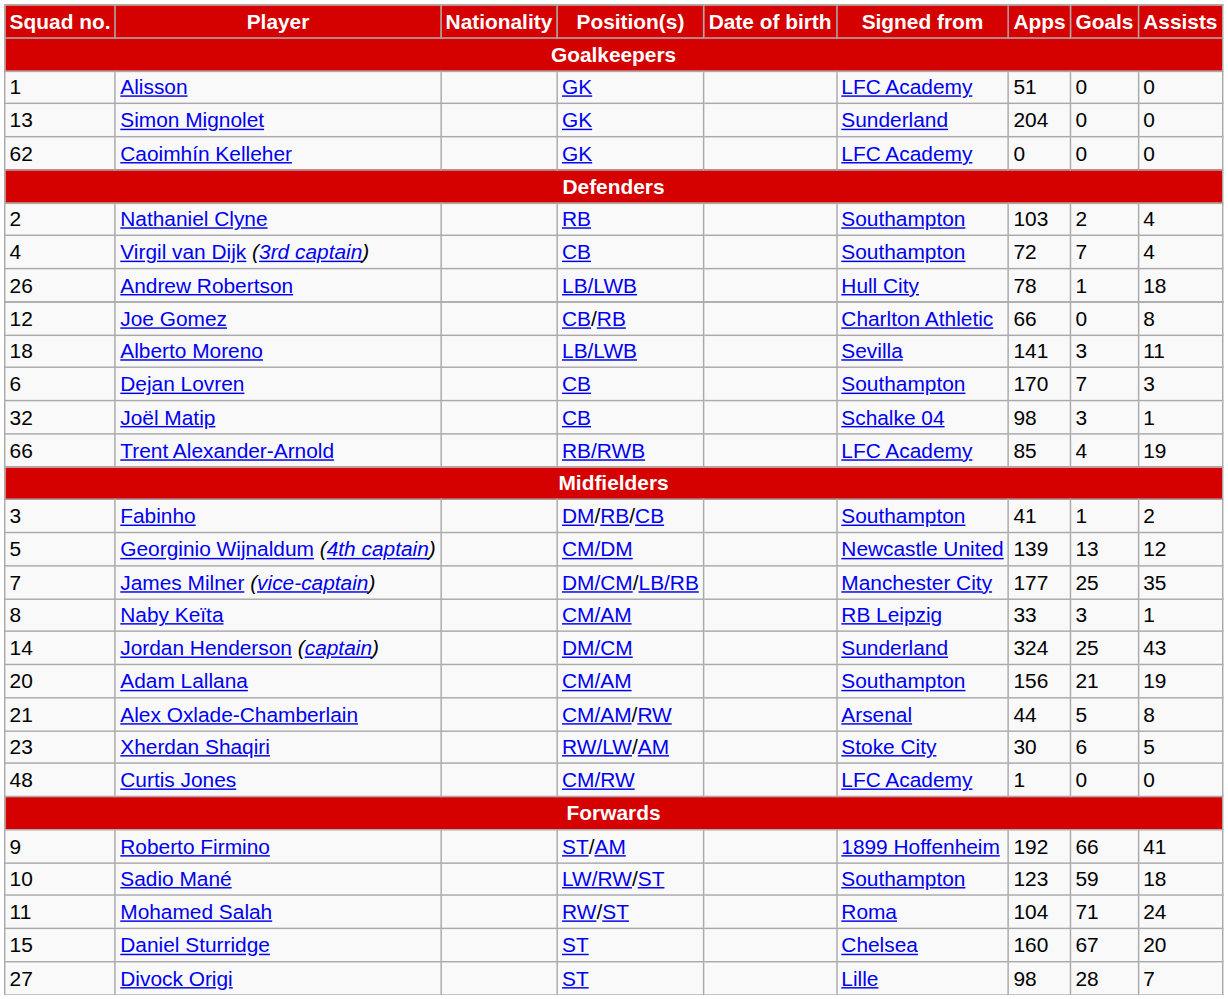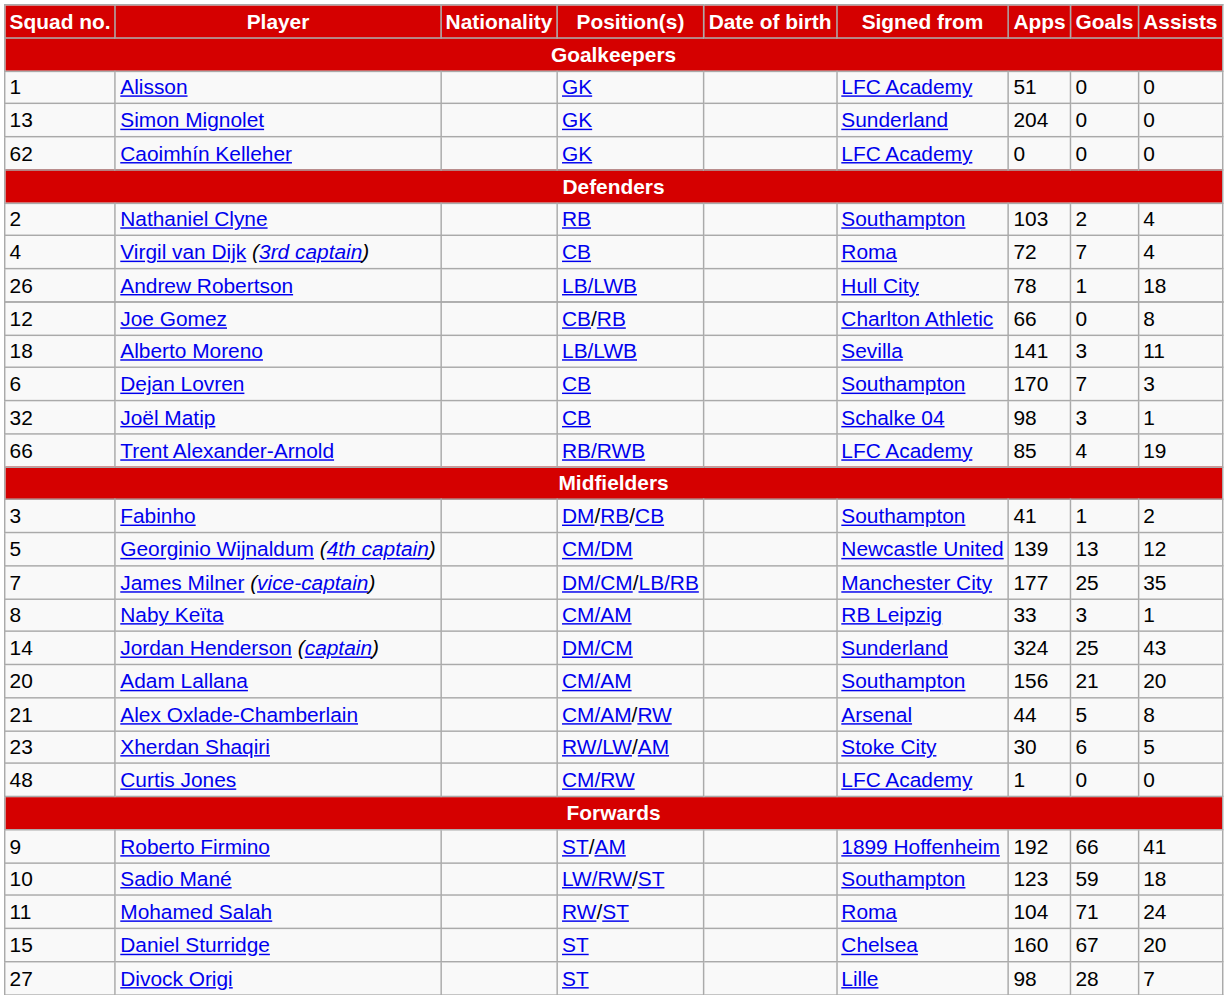(903, 253) Southampton -> (869, 253) Roma
(1155, 681) 19 -> (1155, 681) 20
